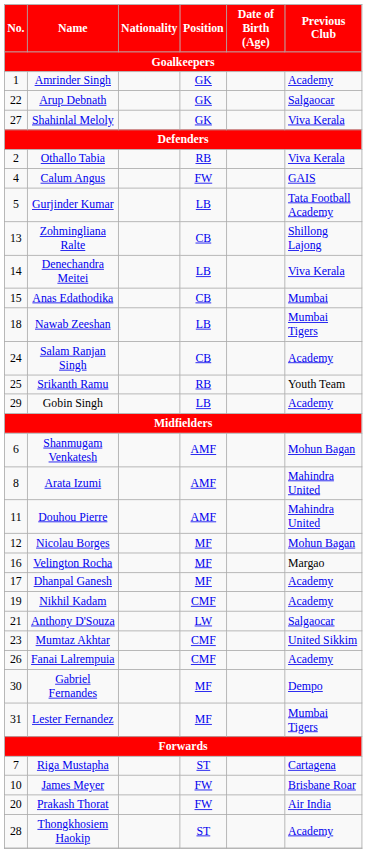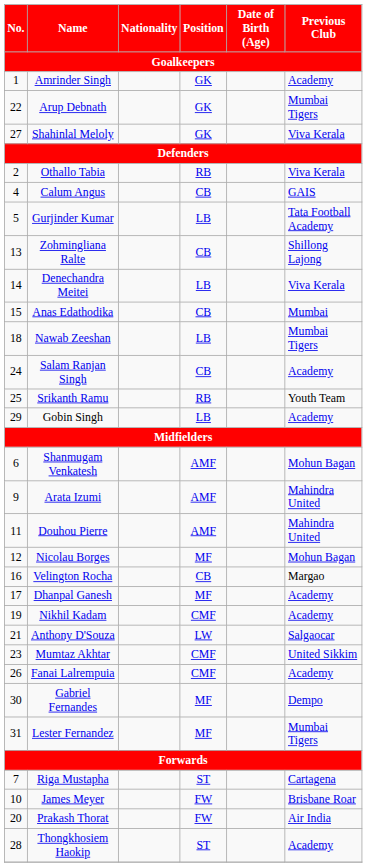(311, 100) Salgaocar -> (308, 107) Mumbai Tigers
(203, 178) FW -> (203, 192) CB
(16, 483) 8 -> (16, 497) 9
(203, 563) MF -> (203, 576) CB
